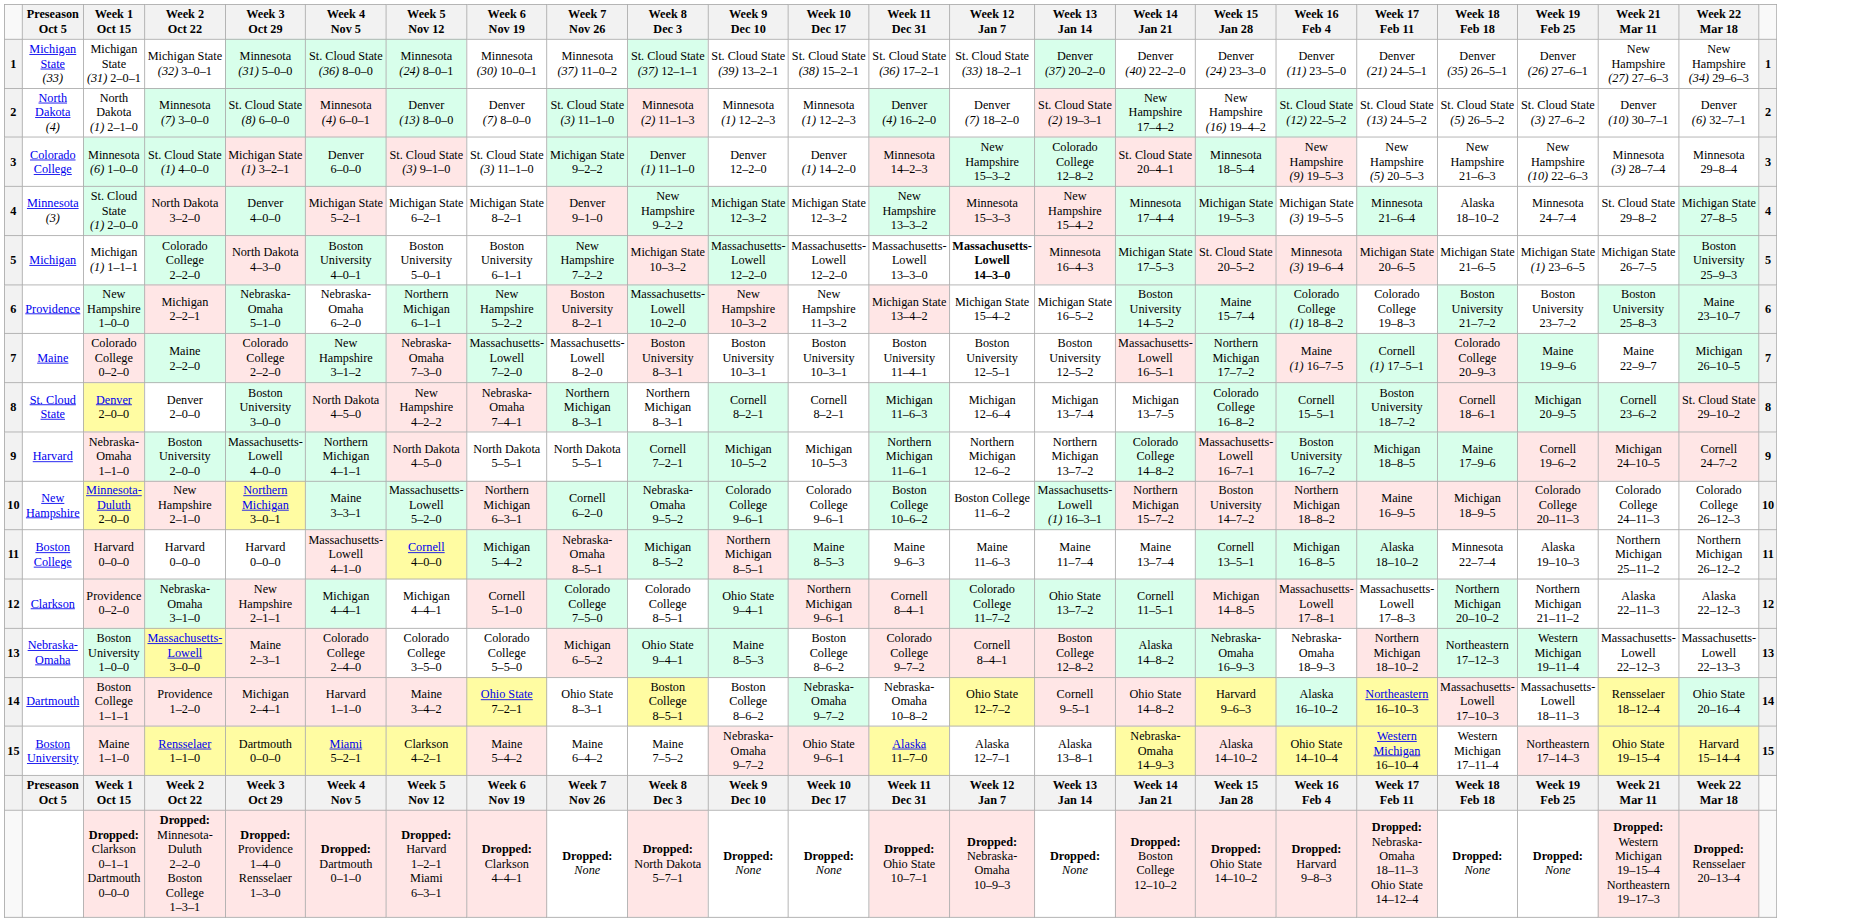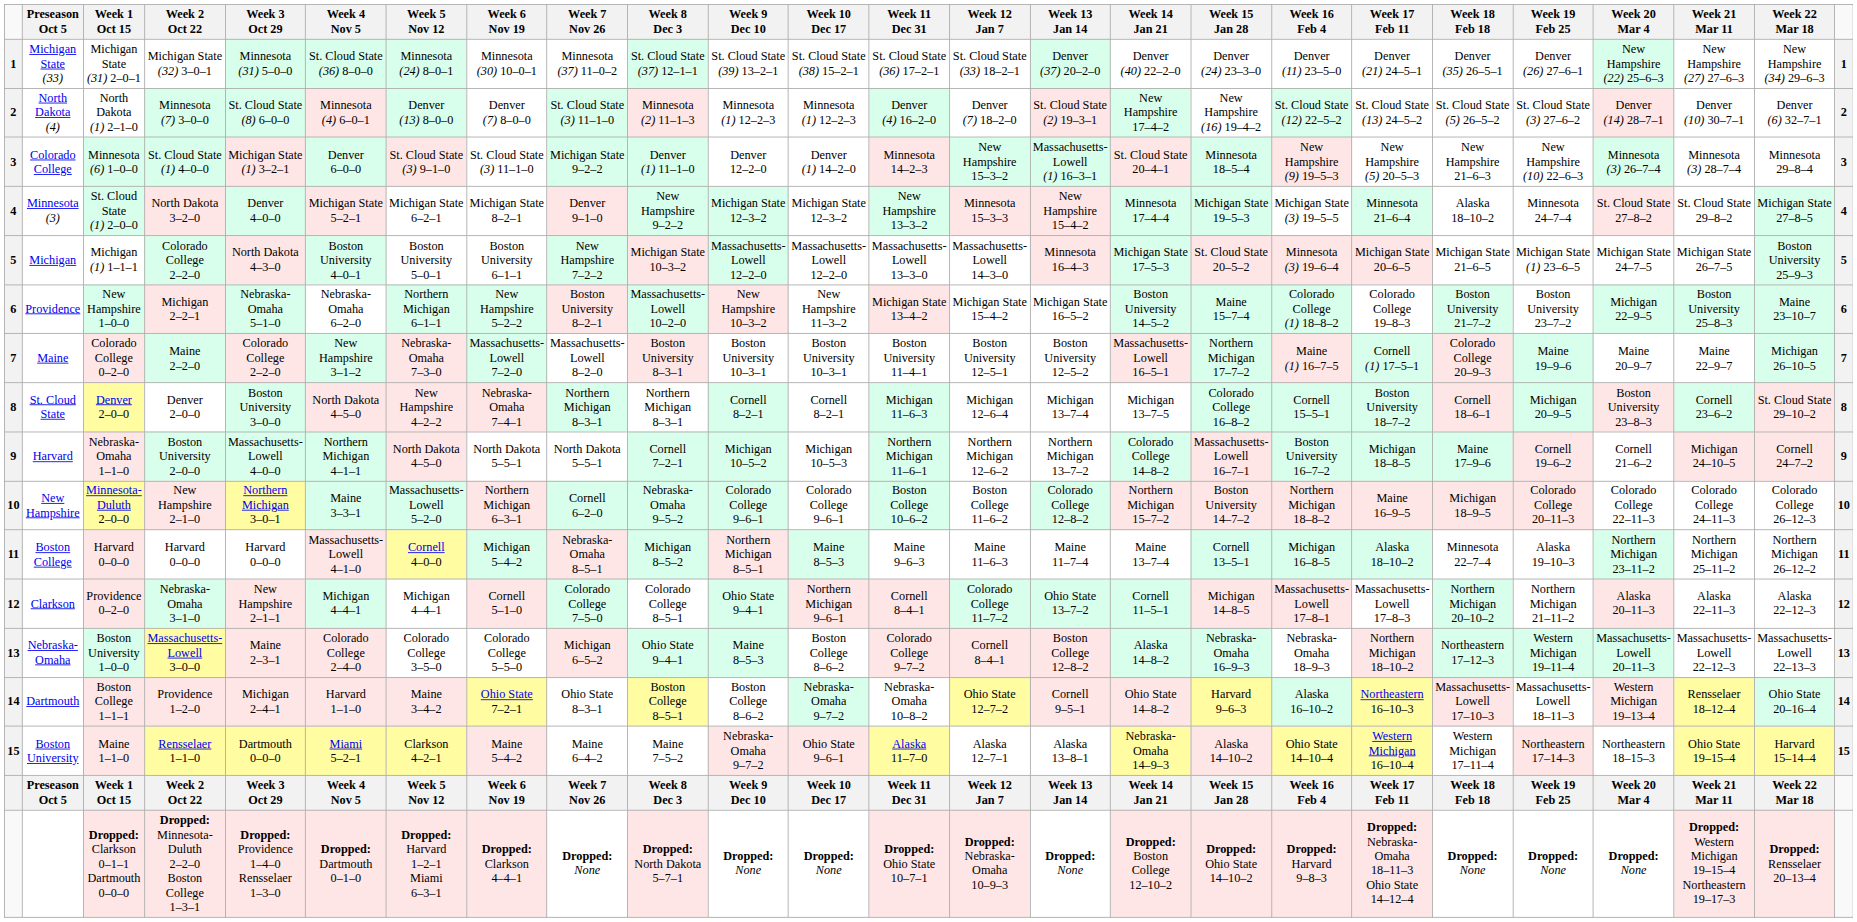+ column: (1634, 22)
(1075, 162) Colorado College 12–8–2 -> (1070, 162) Massachusetts-Lowell (1) 16–3–1
(992, 260) bold -> (990, 260) normal
(1075, 505) Massachusetts-Lowell (1) 16–3–1 -> (1070, 505) Colorado College 12–8–2
